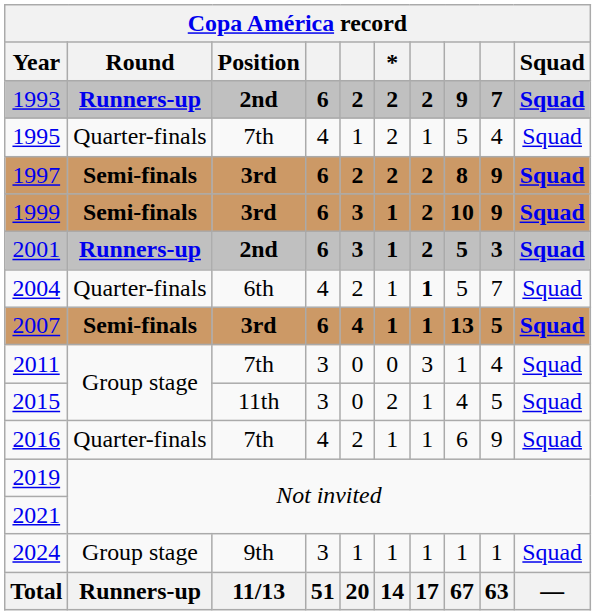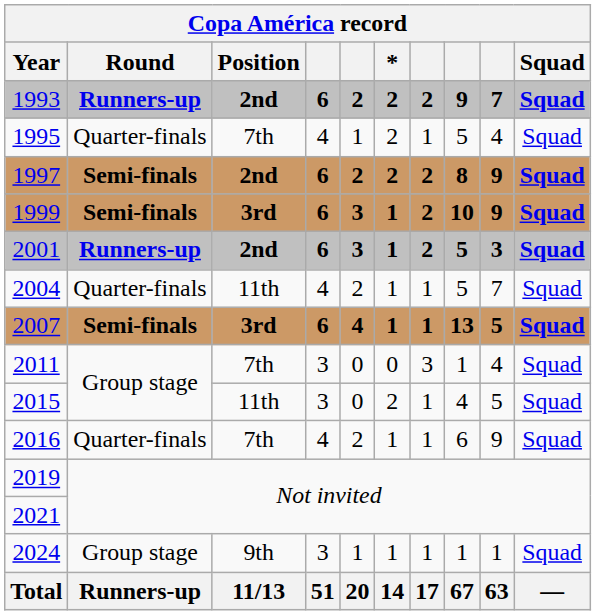(259, 174) 3rd -> (259, 174) 2nd
(259, 288) 6th -> (259, 288) 11th
(427, 288) bold -> (427, 288) normal
